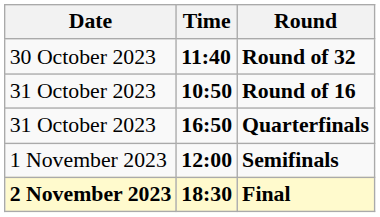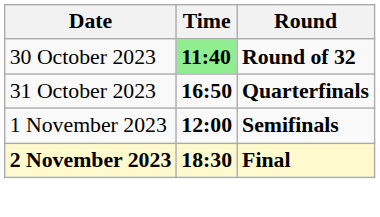(206, 56) no background -> (206, 56) lightgreen background
- row: (299, 90)
